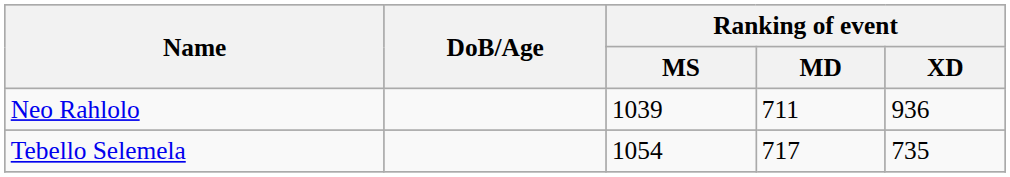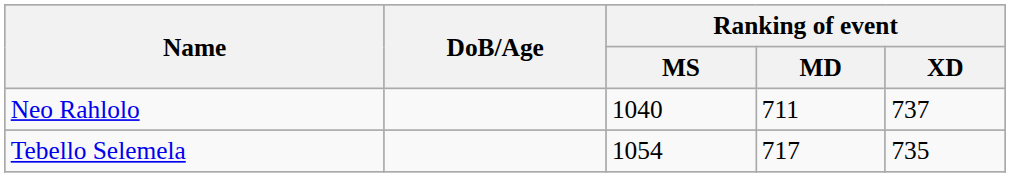(637, 109) 1039 -> (637, 109) 1040
(910, 109) 936 -> (910, 109) 737
